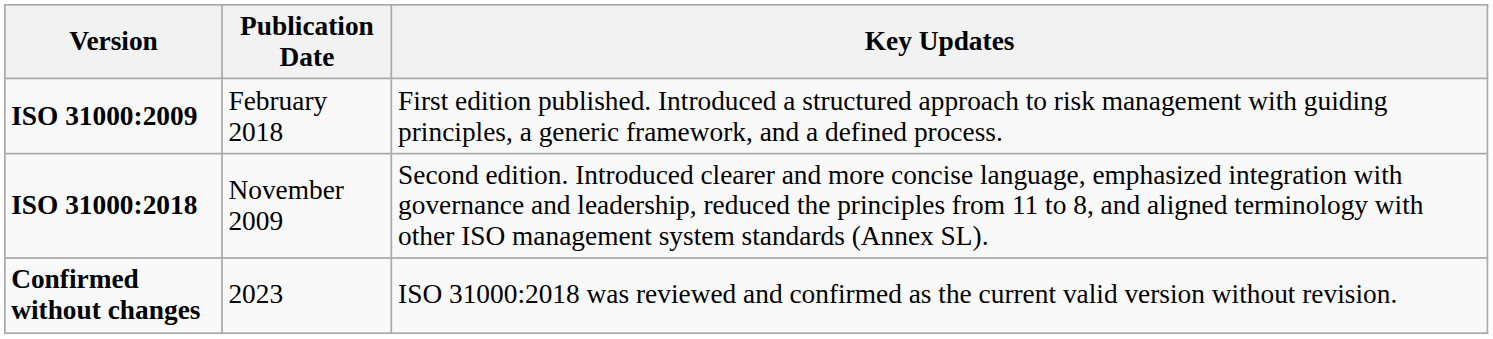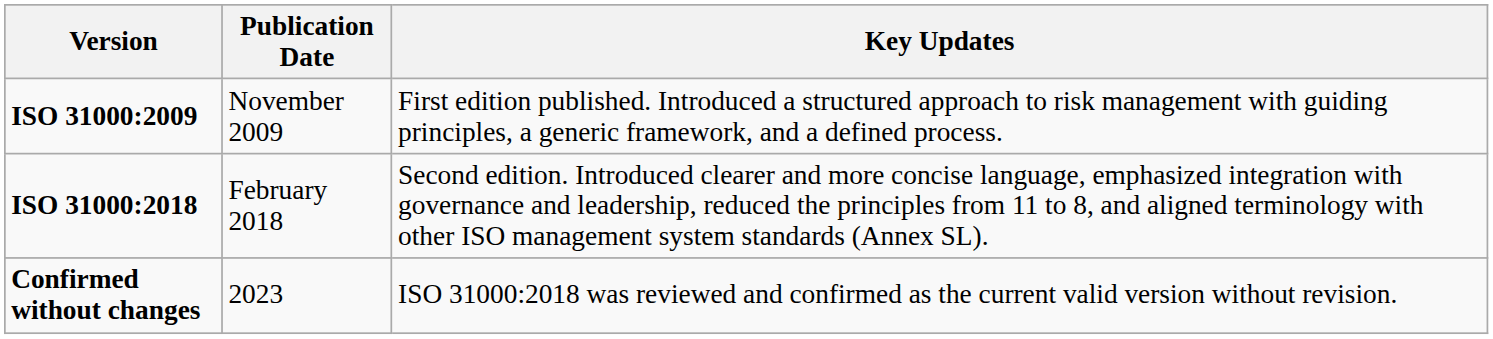(278, 115) February 2018 -> (286, 115) November 2009
(286, 205) November 2009 -> (278, 205) February 2018
